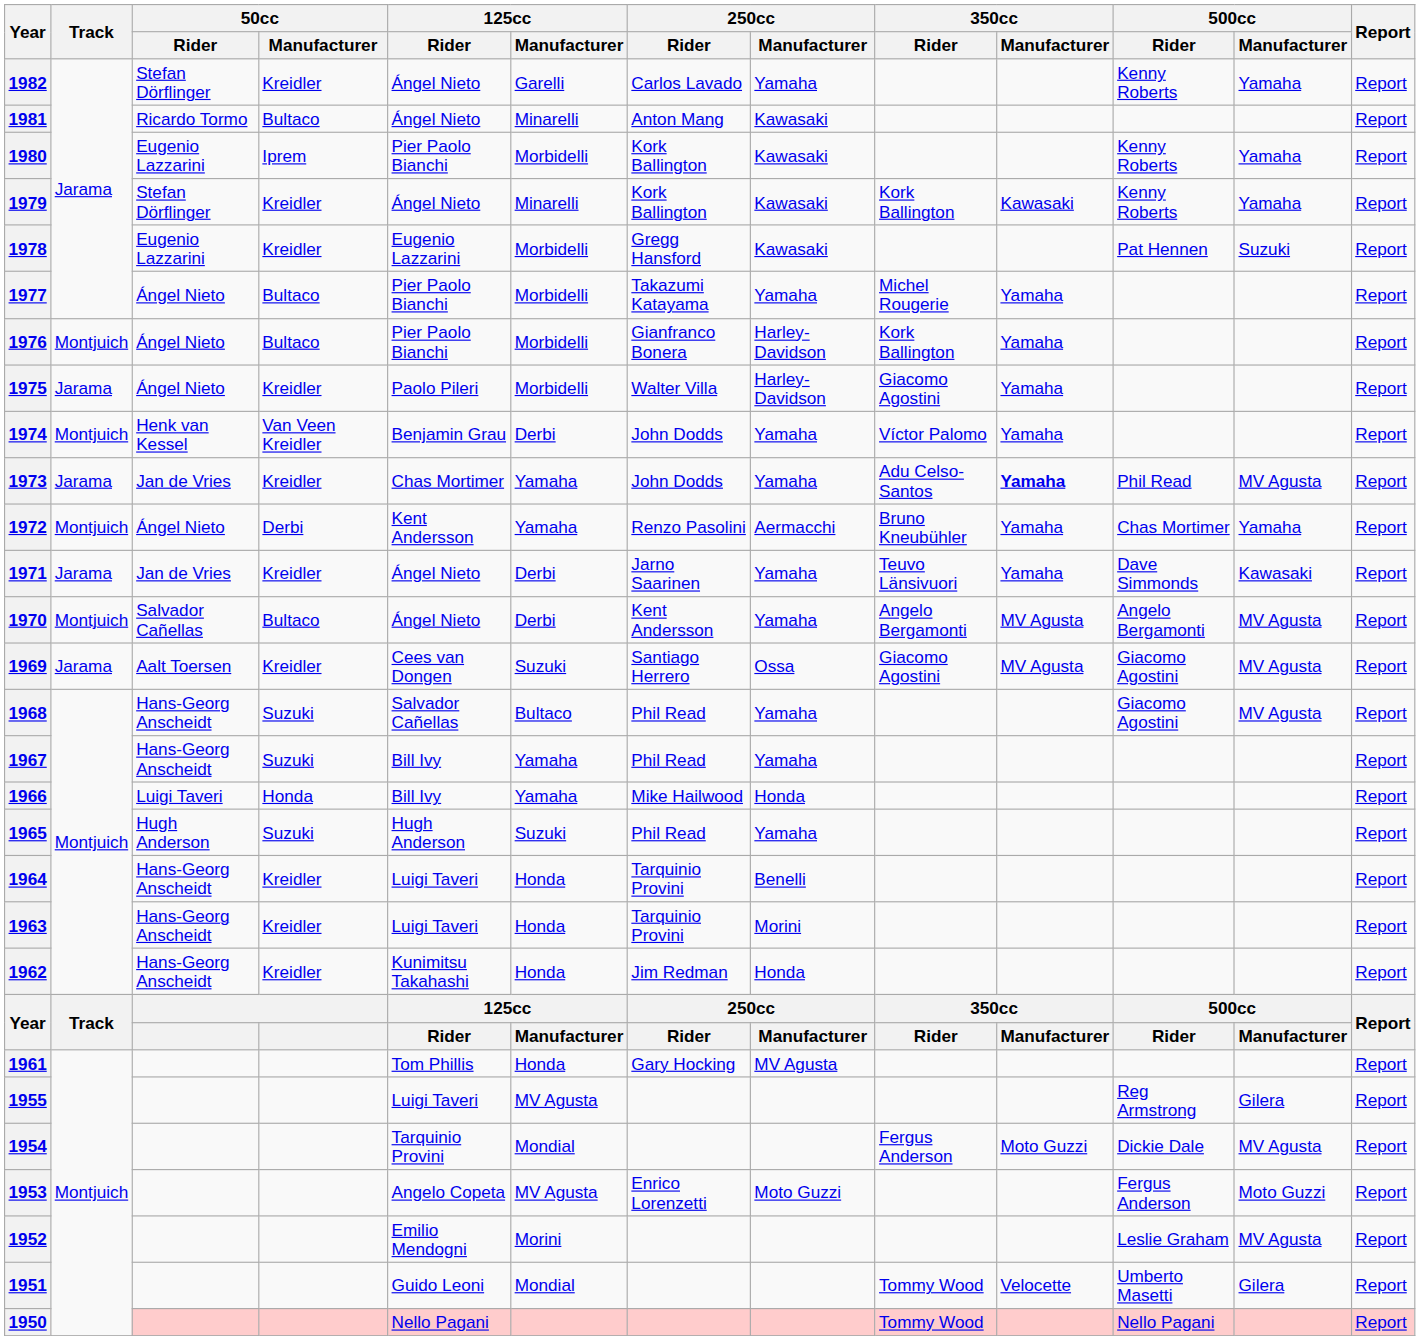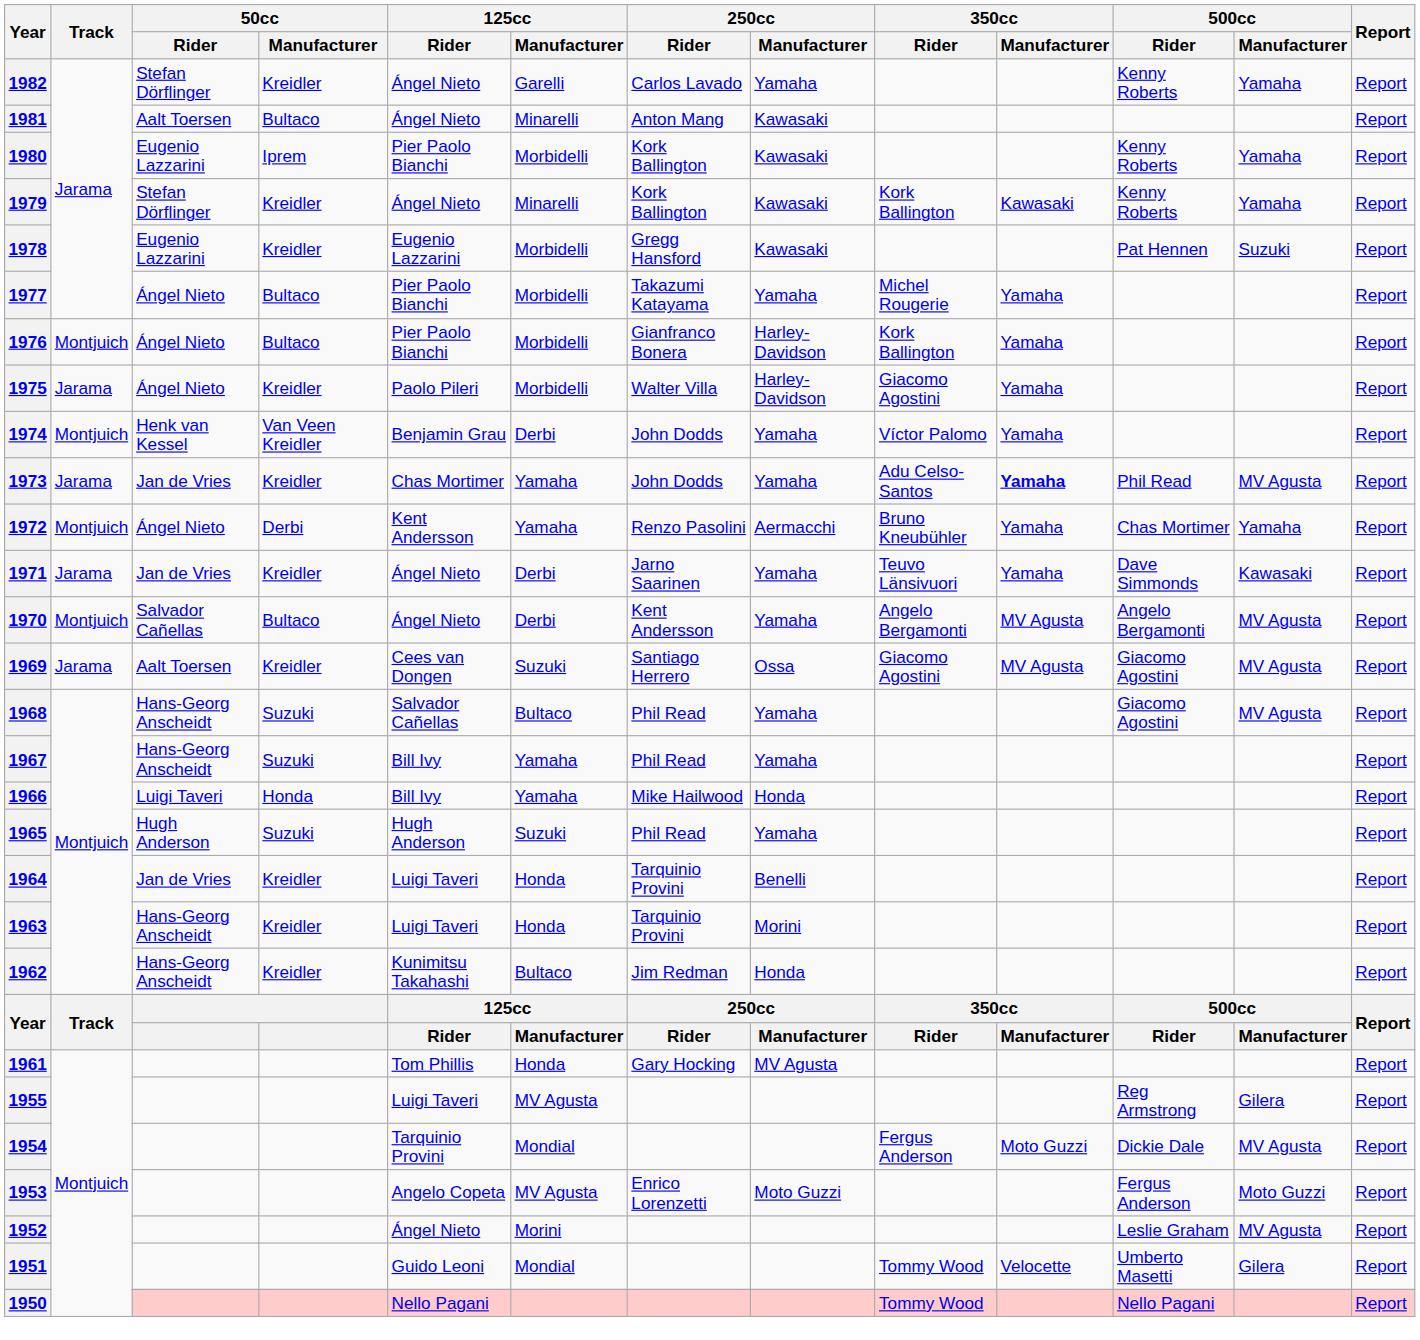(192, 119) Ricardo Tormo -> (184, 119) Aalt Toersen
(183, 879) Hans-Georg Anscheidt -> (184, 879) Jan de Vries
(540, 972) Honda -> (543, 972) Bultaco
(429, 1239) Emilio Mendogni -> (436, 1229) Ángel Nieto
